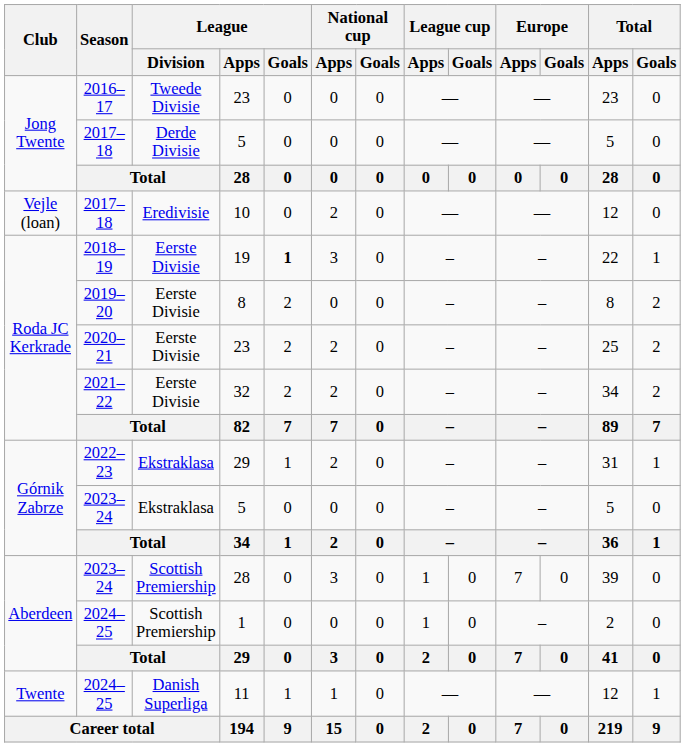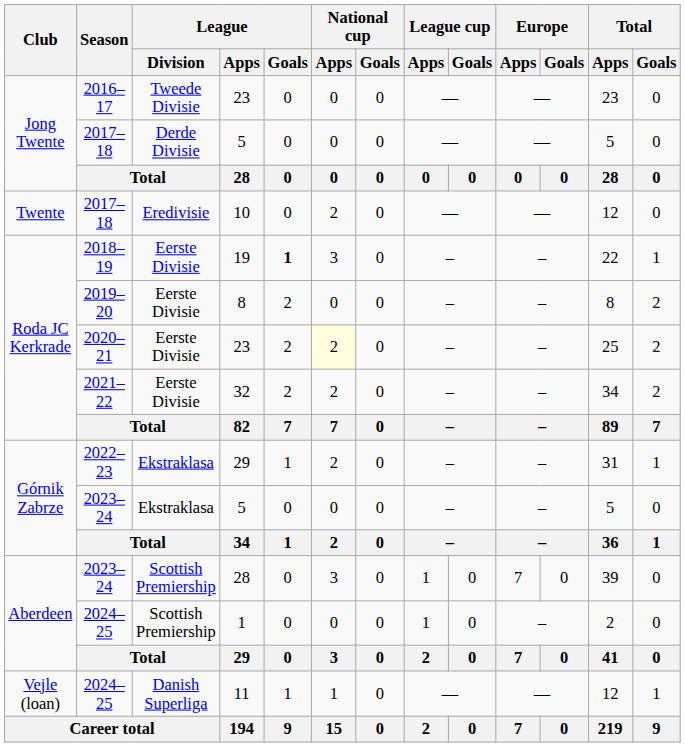(40, 213) Vejle (loan) -> (40, 213) Twente
(334, 347) no background -> (334, 347) lightyellow background
(40, 693) Twente -> (40, 693) Vejle (loan)
